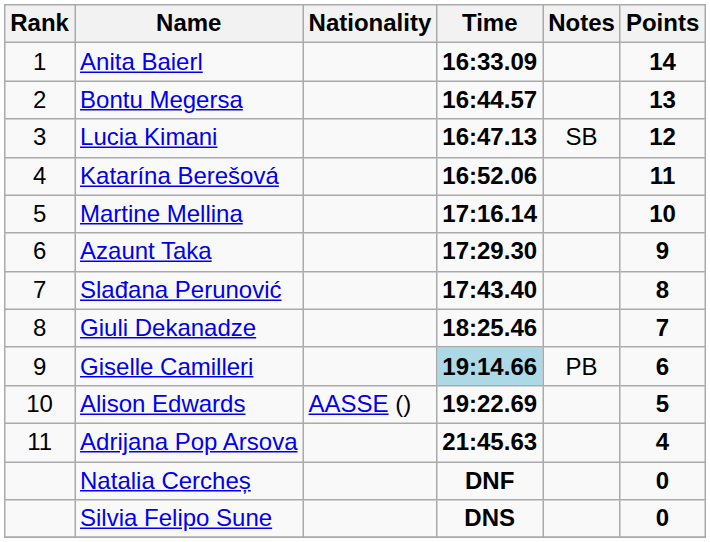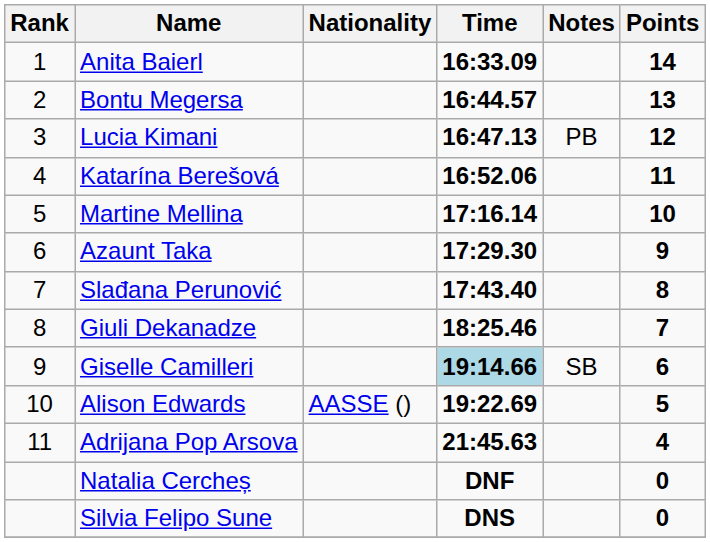(581, 137) SB -> (581, 137) PB
(581, 366) PB -> (581, 366) SB
